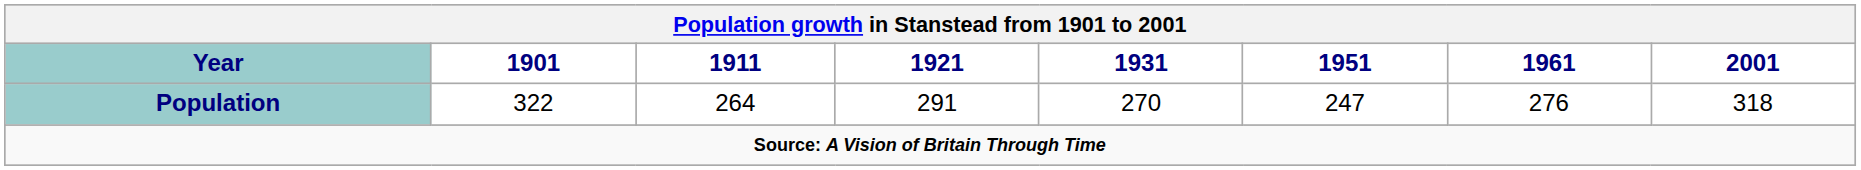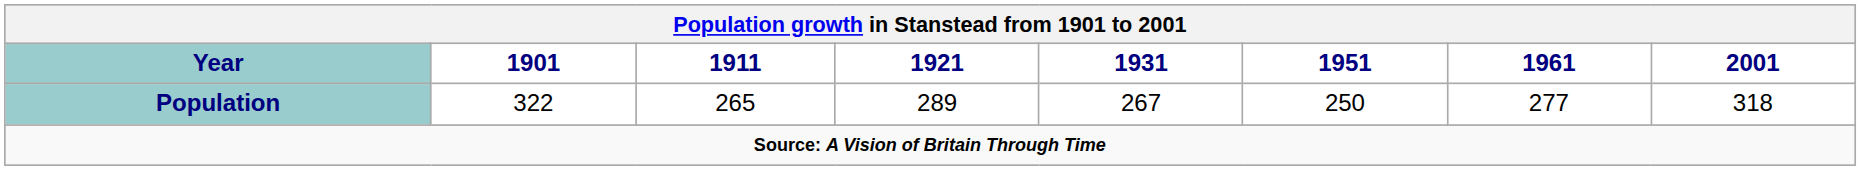(735, 103) 264 -> (735, 103) 265
(937, 103) 291 -> (937, 103) 289
(1141, 103) 270 -> (1141, 103) 267
(1345, 103) 247 -> (1345, 103) 250
(1549, 103) 276 -> (1549, 103) 277
